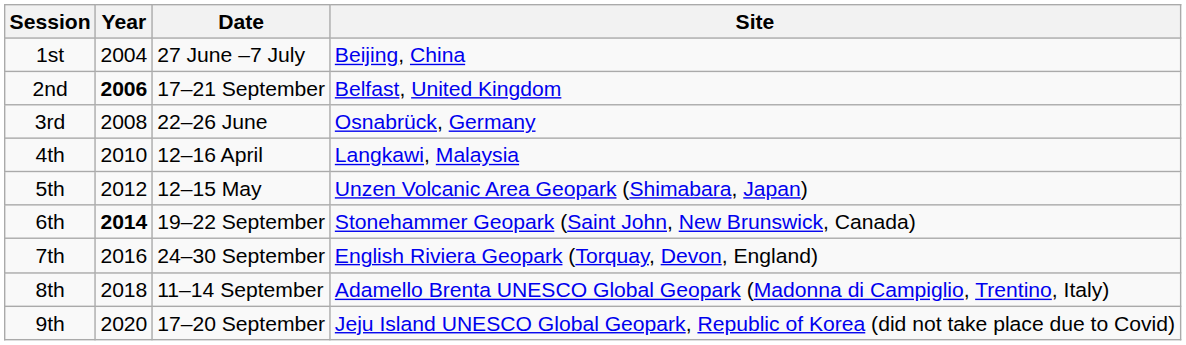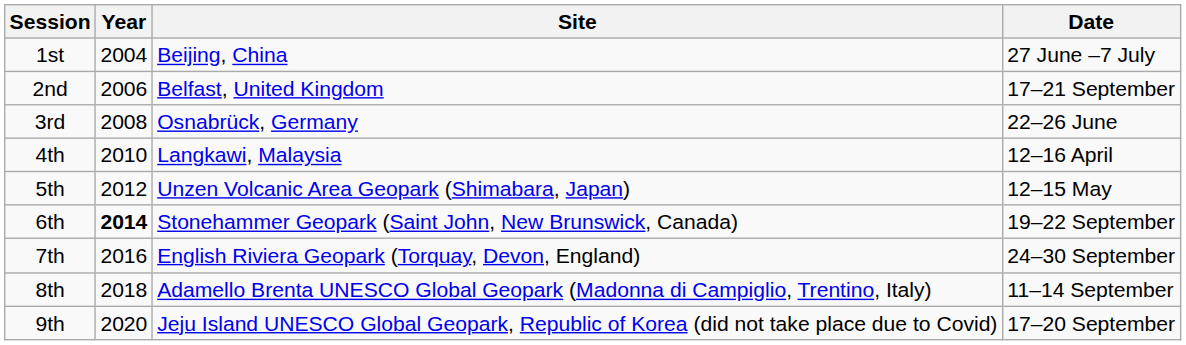columns swapped: (755, 22) <-> (241, 22)
(124, 88) bold -> (124, 88) normal
